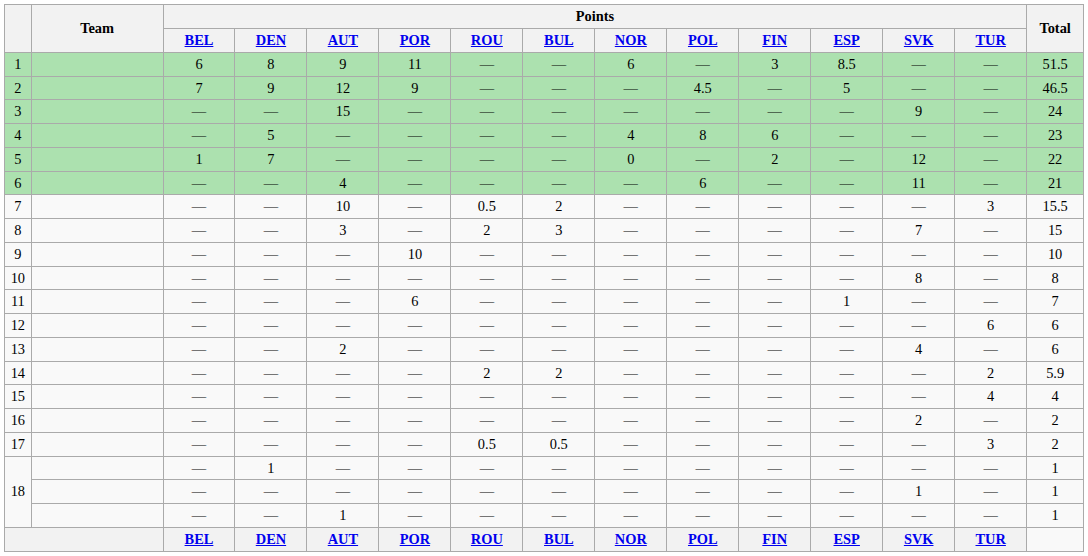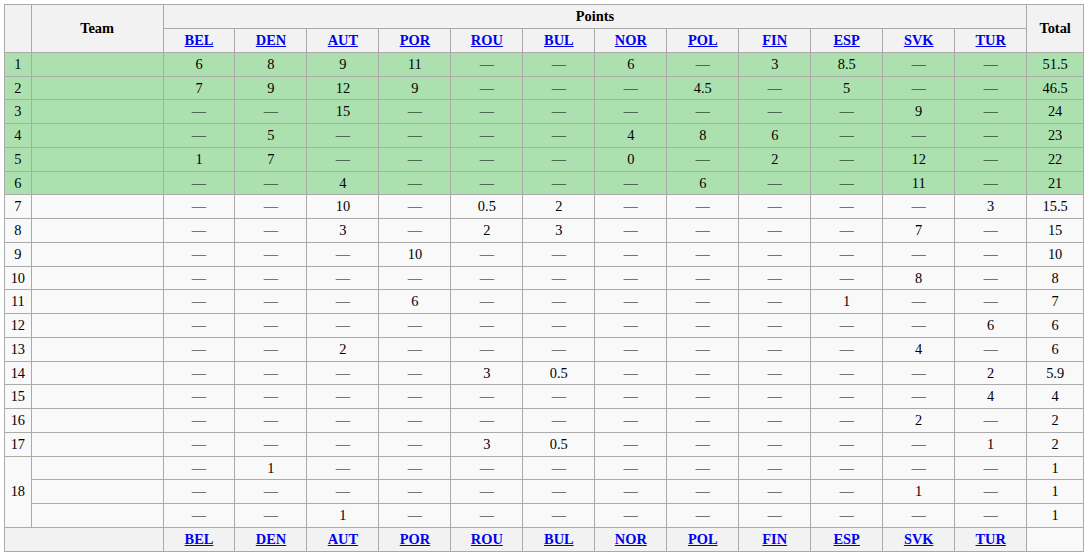(487, 373) 2 -> (487, 373) 3
(559, 373) 2 -> (559, 373) 0.5
(487, 444) 0.5 -> (487, 444) 3
(991, 444) 3 -> (991, 444) 1
